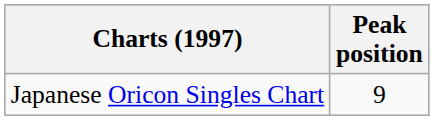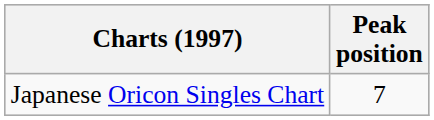(379, 94) 9 -> (379, 94) 7
